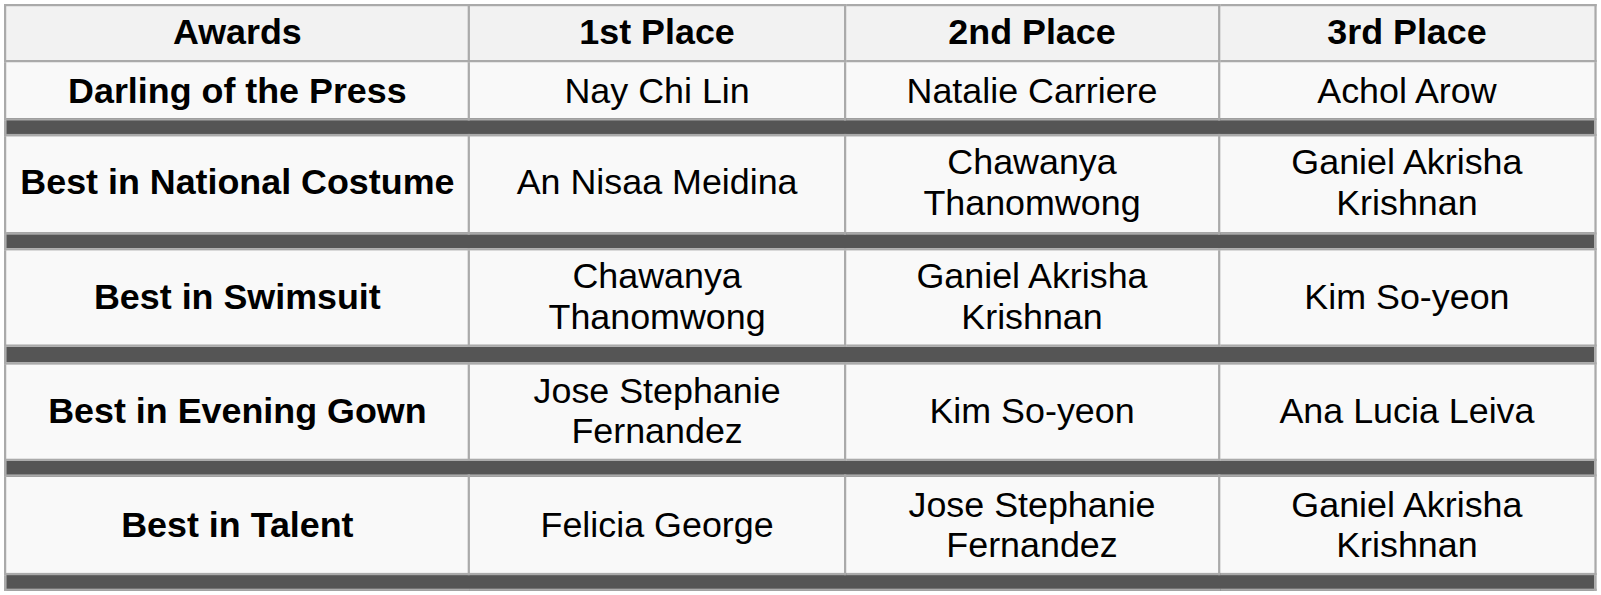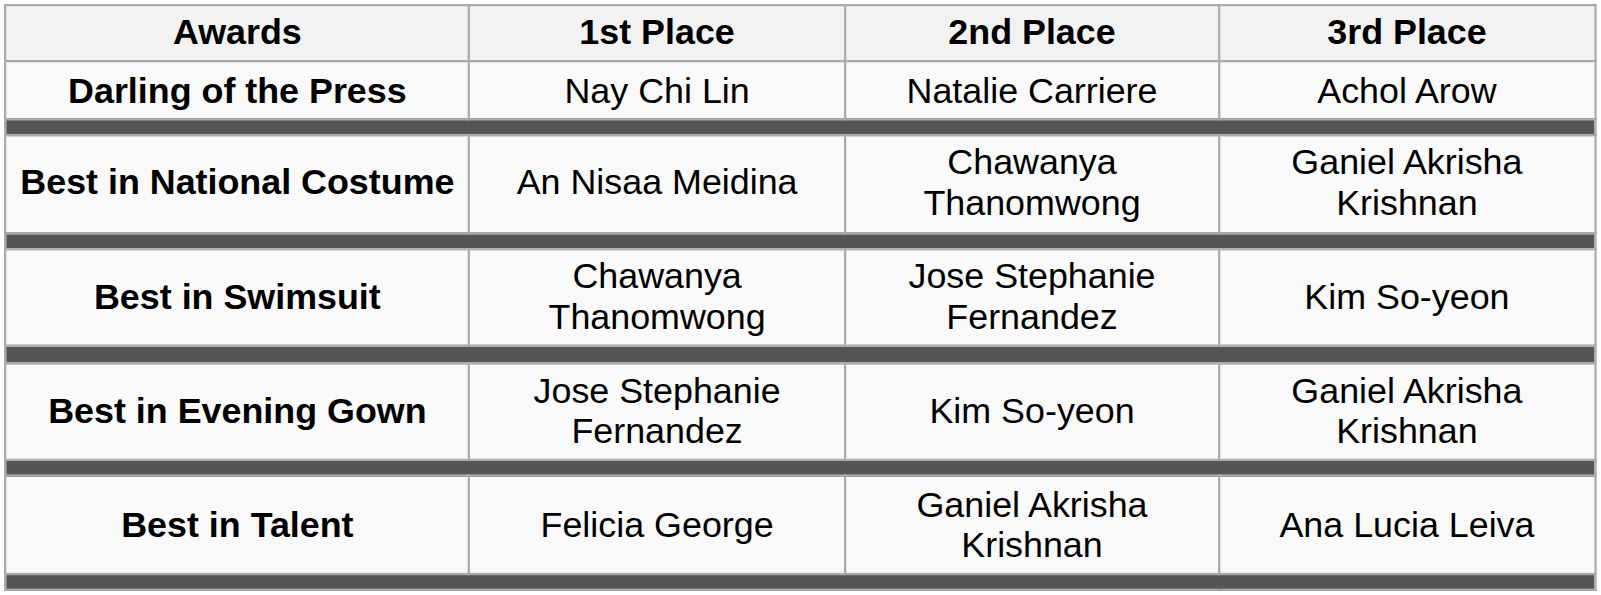(1032, 296) Ganiel Akrisha Krishnan -> (1032, 296) Jose Stephanie Fernandez
(1407, 410) Ana Lucia Leiva -> (1407, 410) Ganiel Akrisha Krishnan
(1032, 524) Jose Stephanie Fernandez -> (1032, 524) Ganiel Akrisha Krishnan
(1407, 524) Ganiel Akrisha Krishnan -> (1407, 524) Ana Lucia Leiva
